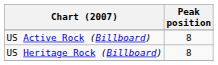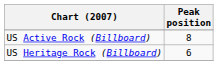(189, 53) 8 -> (189, 53) 6
